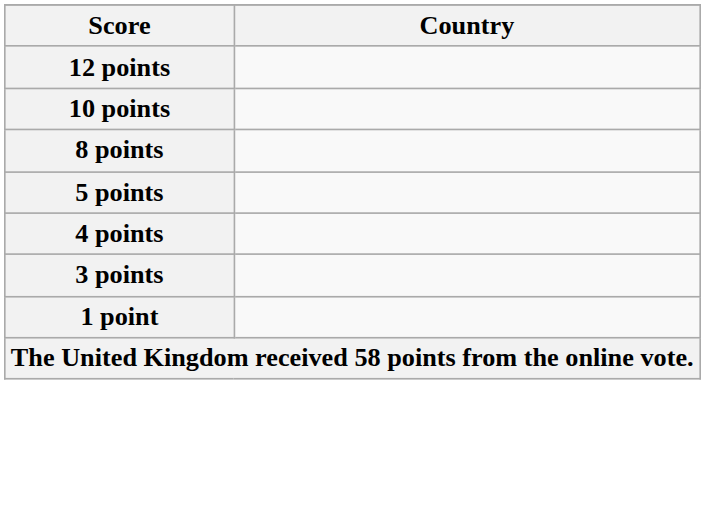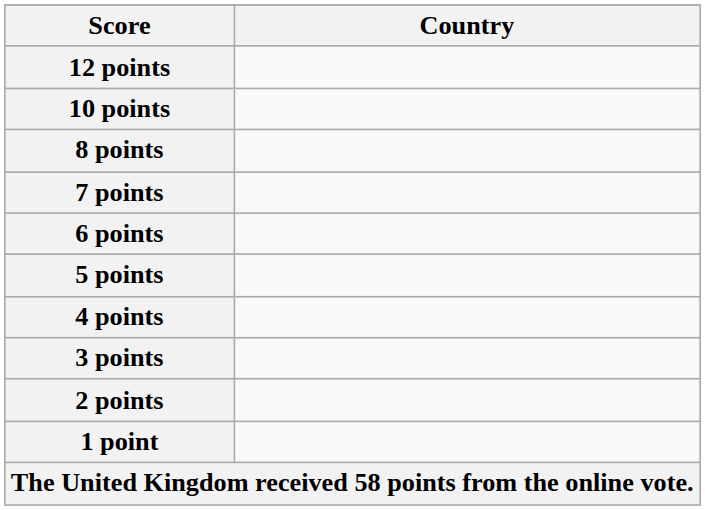+ row: (119, 191)
+ row: (119, 233)
+ row: (119, 399)
